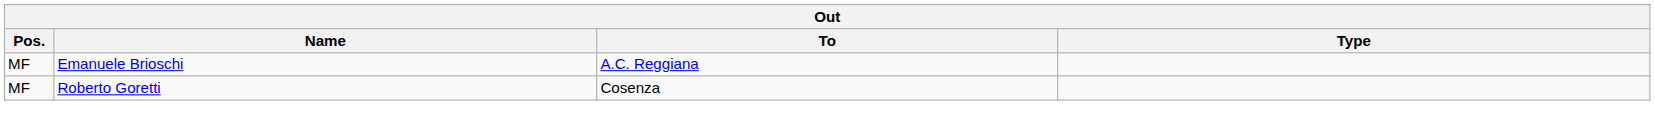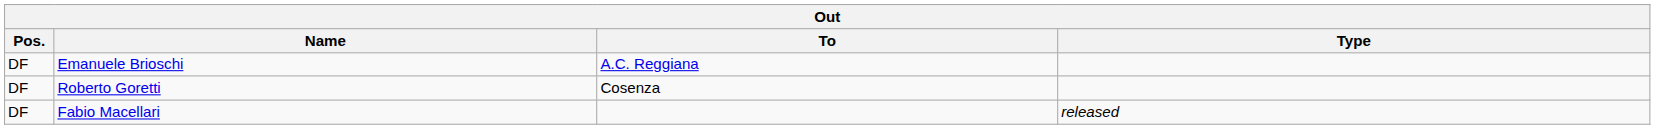(19, 65) MF -> (18, 65) DF
(19, 89) MF -> (18, 89) DF
+ row: (109, 112)
